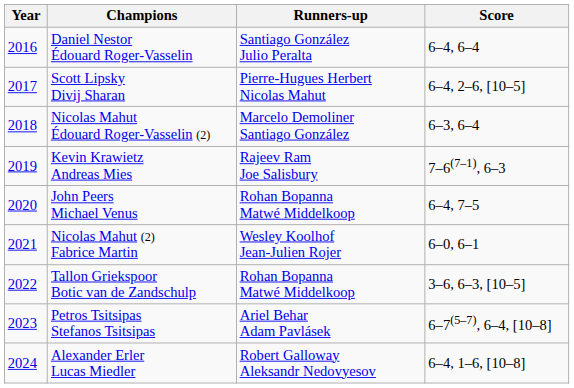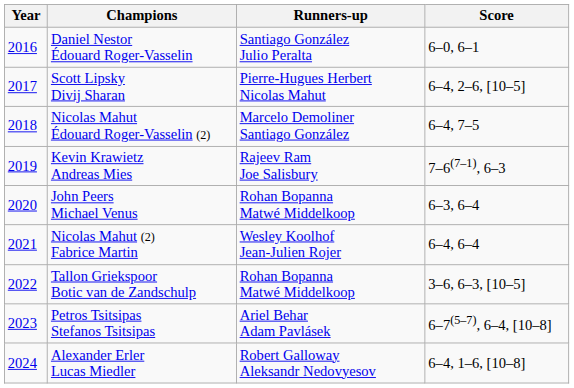(454, 47) 6–4, 6–4 -> (454, 47) 6–0, 6–1
(454, 126) 6–3, 6–4 -> (454, 126) 6–4, 7–5
(454, 205) 6–4, 7–5 -> (454, 205) 6–3, 6–4
(454, 244) 6–0, 6–1 -> (454, 244) 6–4, 6–4
